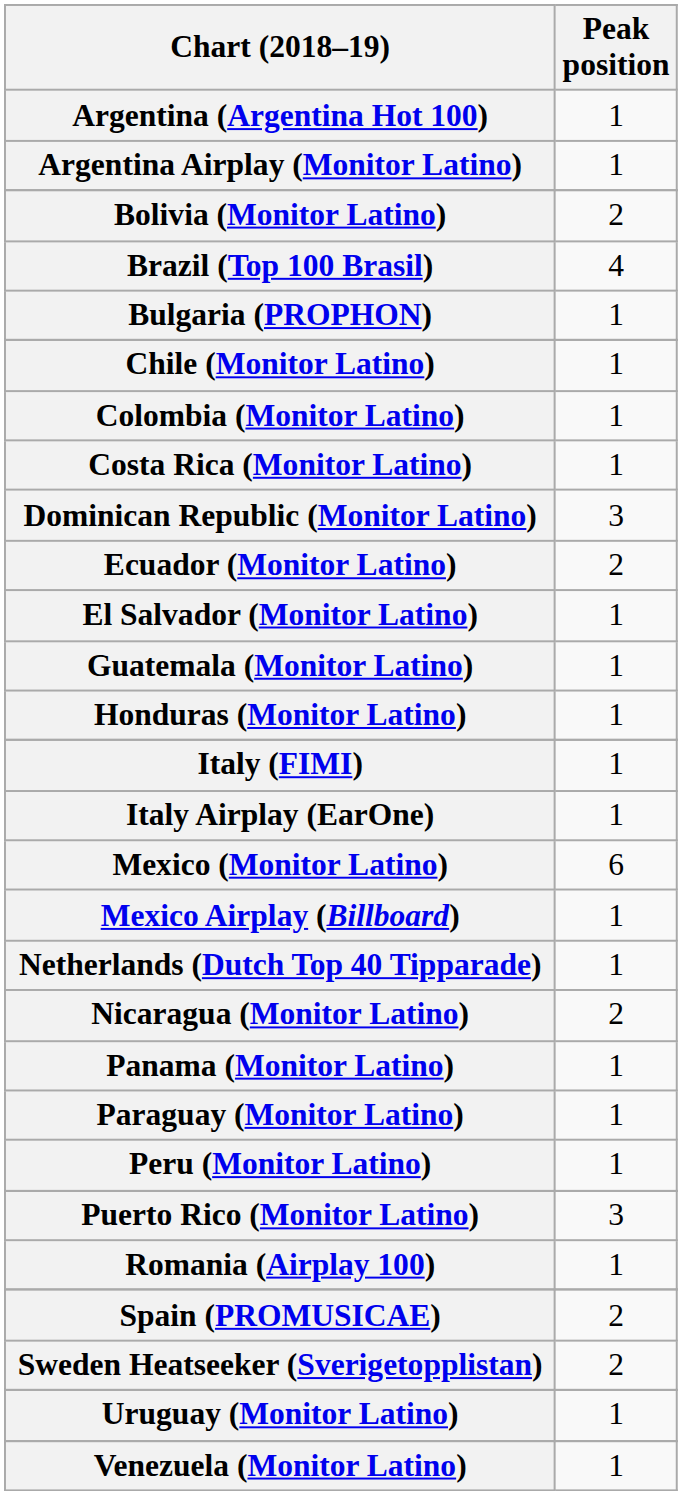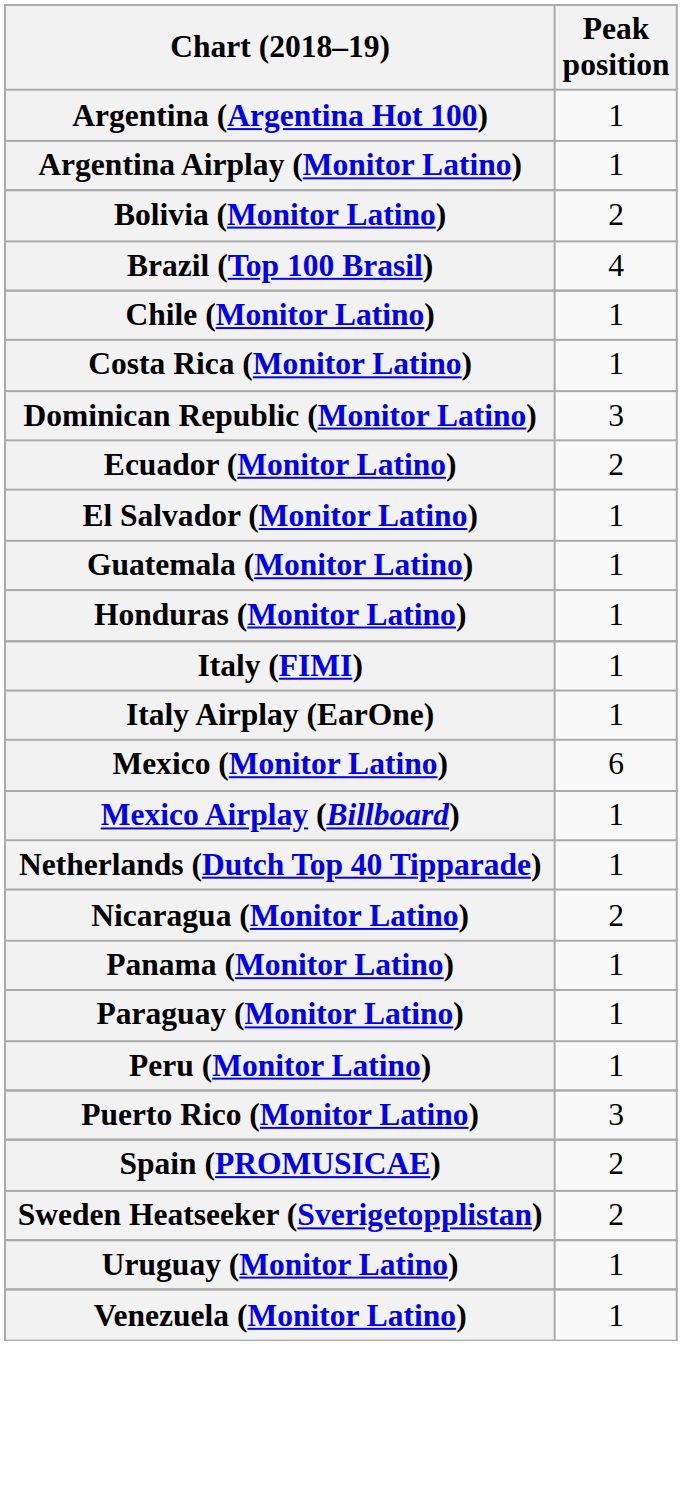- row: (280, 314)
- row: (280, 414)
- row: (280, 1264)
